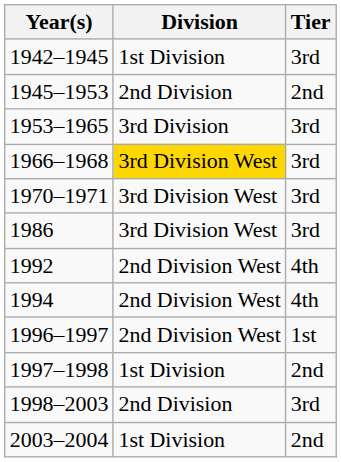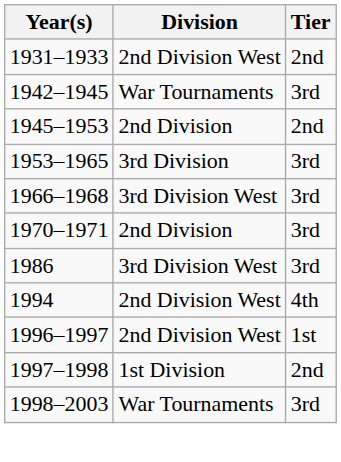+ row: (59, 56)
(172, 56) 1st Division -> (196, 91) War Tournaments
(198, 160) gold background -> (198, 195) no background
(198, 195) 3rd Division West -> (175, 230) 2nd Division
- row: (32, 265)
(175, 404) 2nd Division -> (196, 404) War Tournaments
- row: (59, 439)
